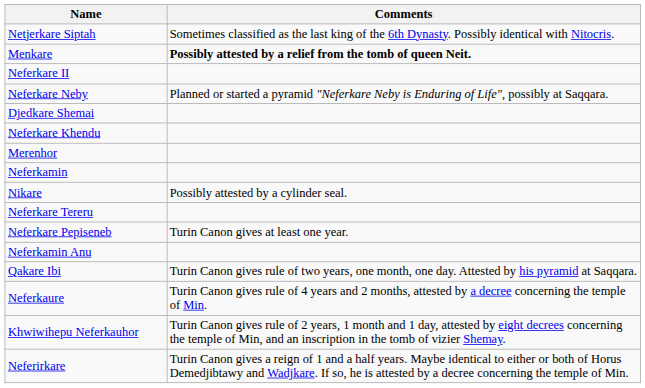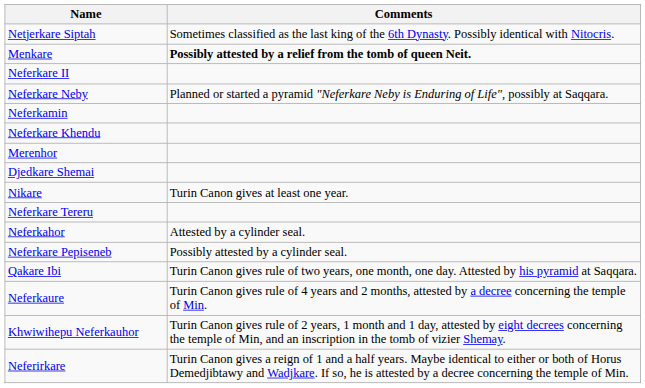rows swapped: (51, 113) <-> (38, 172)
(258, 192) Possibly attested by a cylinder seal. -> (259, 192) Turin Canon gives at least one year.
+ row: (36, 232)
(259, 232) Turin Canon gives at least one year. -> (258, 251) Possibly attested by a cylinder seal.
- row: (50, 251)
